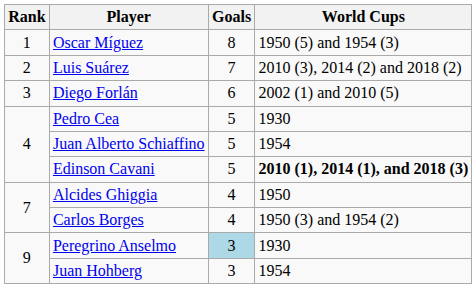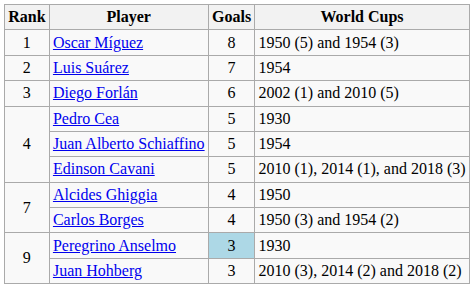(360, 67) 2010 (3), 2014 (2) and 2018 (2) -> (274, 67) 1954
(363, 169) bold -> (362, 169) normal
(274, 270) 1954 -> (360, 270) 2010 (3), 2014 (2) and 2018 (2)
